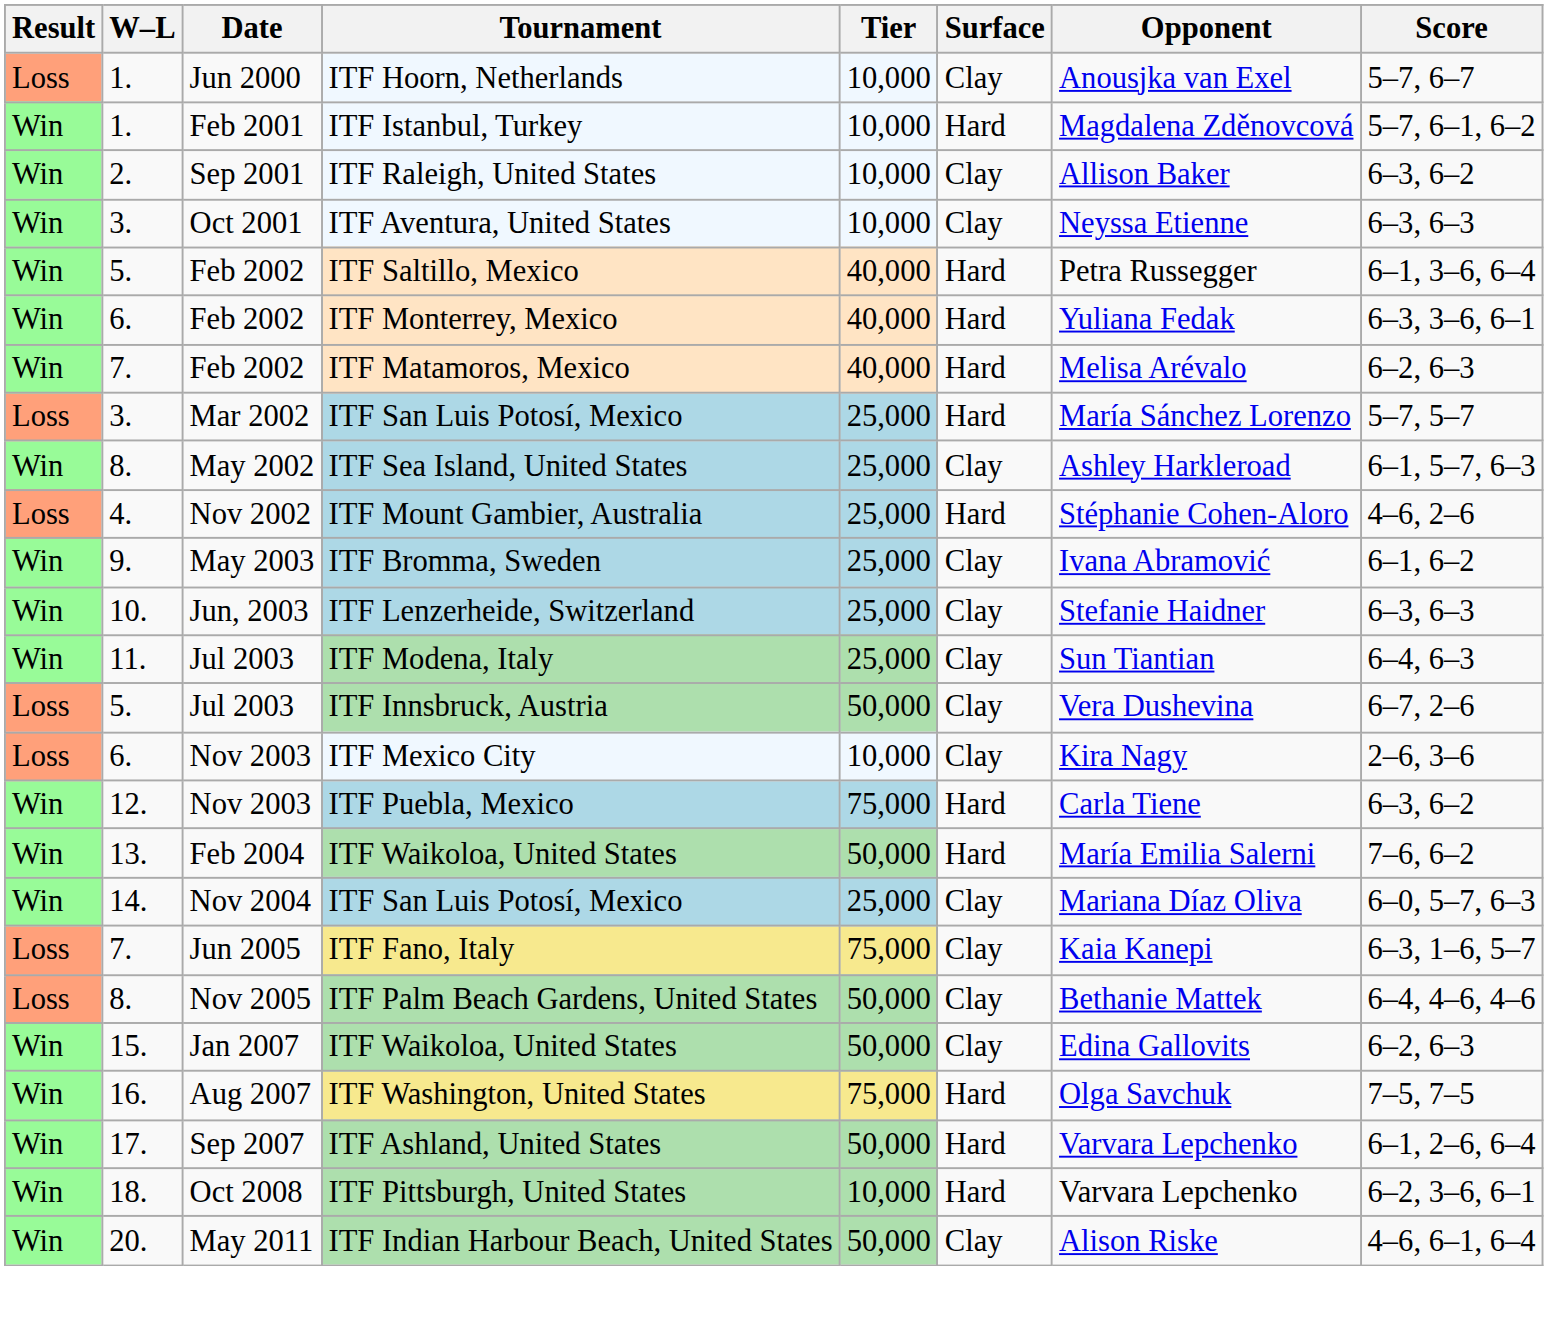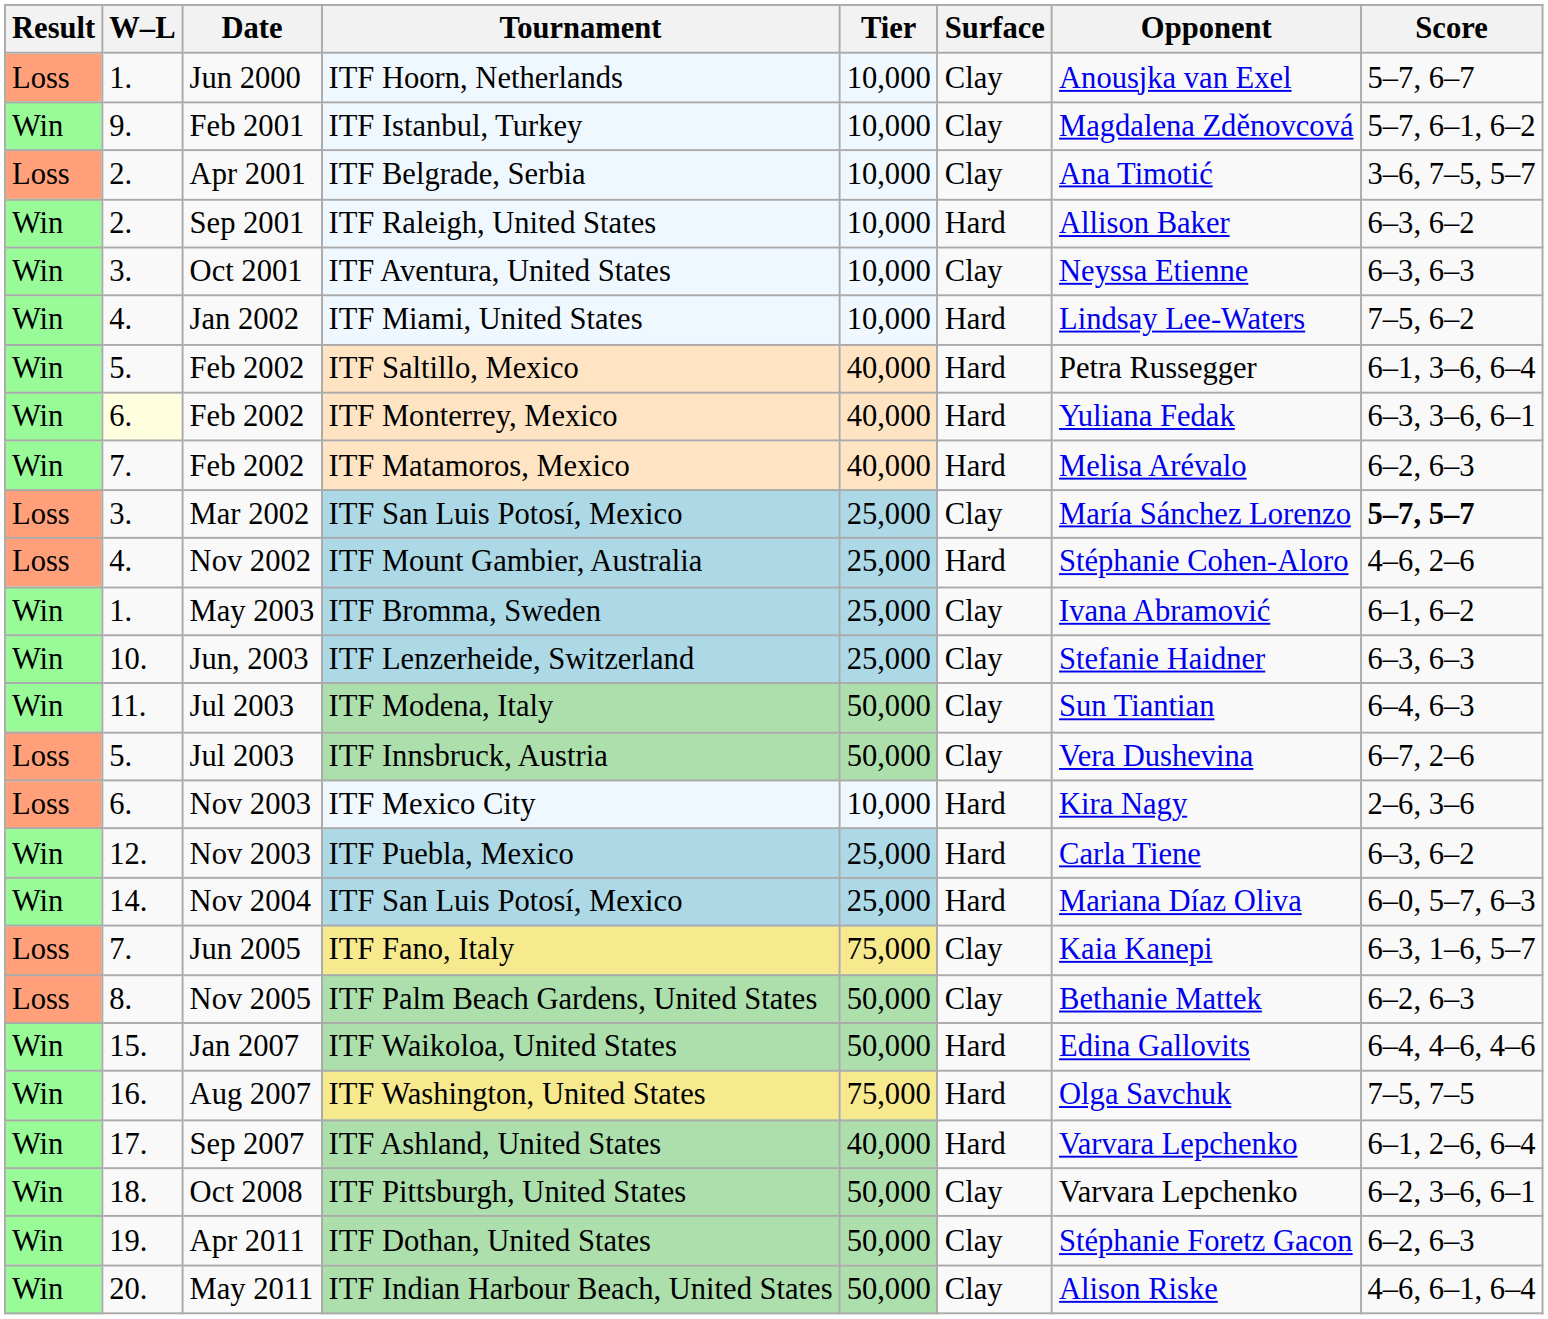(121, 125) 1. -> (121, 125) 9.
(975, 125) Hard -> (974, 125) Clay
+ row: (248, 174)
(974, 174) Clay -> (975, 222) Hard
+ row: (244, 319)
(121, 319) no background -> (121, 416) lightyellow background
(975, 416) Hard -> (974, 513) Clay
(1421, 416) normal -> (1421, 513) bold
- row: (252, 464)
(121, 561) 9. -> (121, 610) 1.
(889, 658) 25,000 -> (889, 707) 50,000
(974, 755) Clay -> (975, 804) Hard
(889, 804) 75,000 -> (889, 852) 25,000
- row: (247, 852)
(974, 901) Clay -> (975, 901) Hard
(1452, 998) 6–4, 4–6, 4–6 -> (1421, 998) 6–2, 6–3
(974, 1046) Clay -> (975, 1046) Hard
(1421, 1046) 6–2, 6–3 -> (1452, 1046) 6–4, 4–6, 4–6
(889, 1143) 50,000 -> (889, 1143) 40,000
(889, 1191) 10,000 -> (889, 1191) 50,000
(975, 1191) Hard -> (974, 1191) Clay
+ row: (247, 1240)
